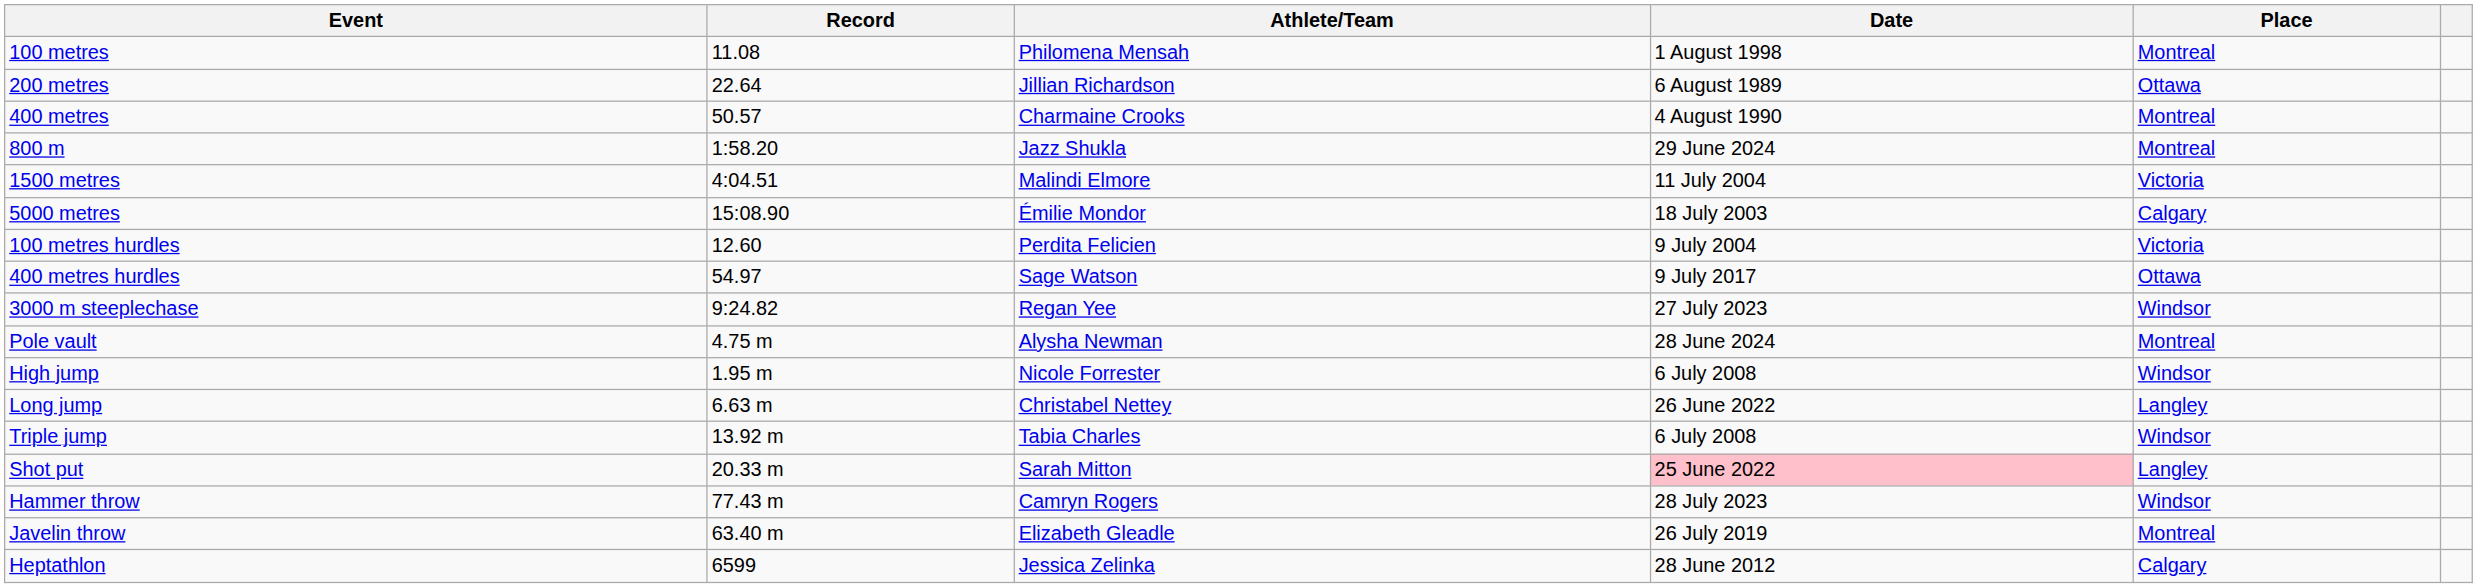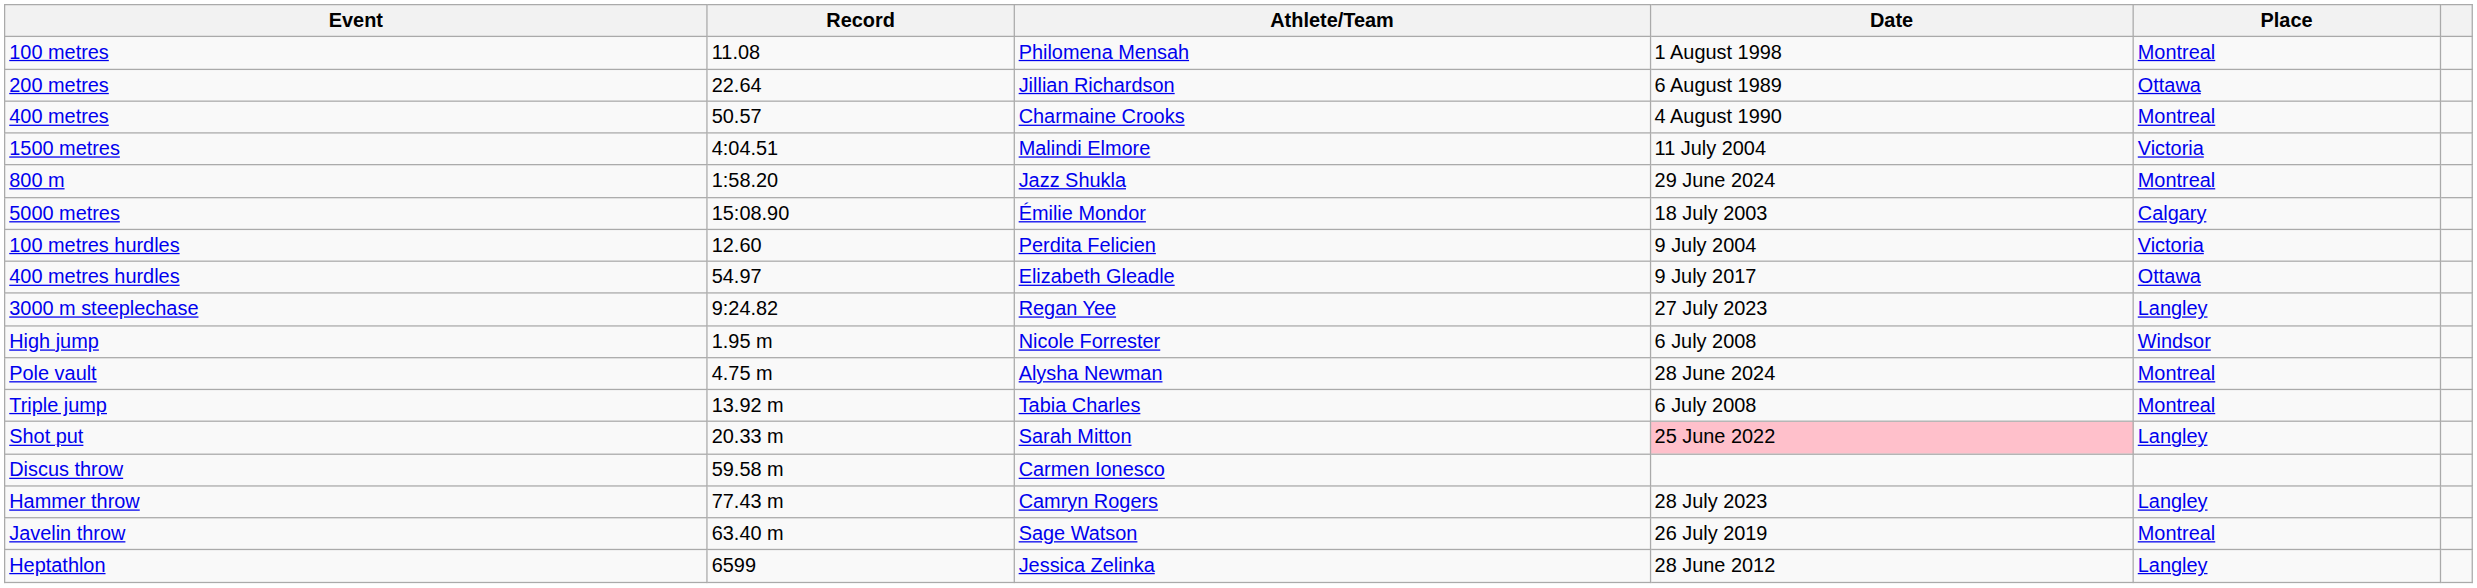rows swapped: (37, 148) <-> (65, 180)
(1078, 276) Sage Watson -> (1097, 276) Elizabeth Gleadle
(2174, 308) Windsor -> (2173, 308) Langley
rows swapped: (54, 372) <-> (53, 340)
- row: (56, 405)
(2174, 437) Windsor -> (2177, 405) Montreal
+ row: (66, 469)
(2174, 501) Windsor -> (2173, 501) Langley
(1097, 533) Elizabeth Gleadle -> (1078, 533) Sage Watson
(2172, 565) Calgary -> (2173, 565) Langley
